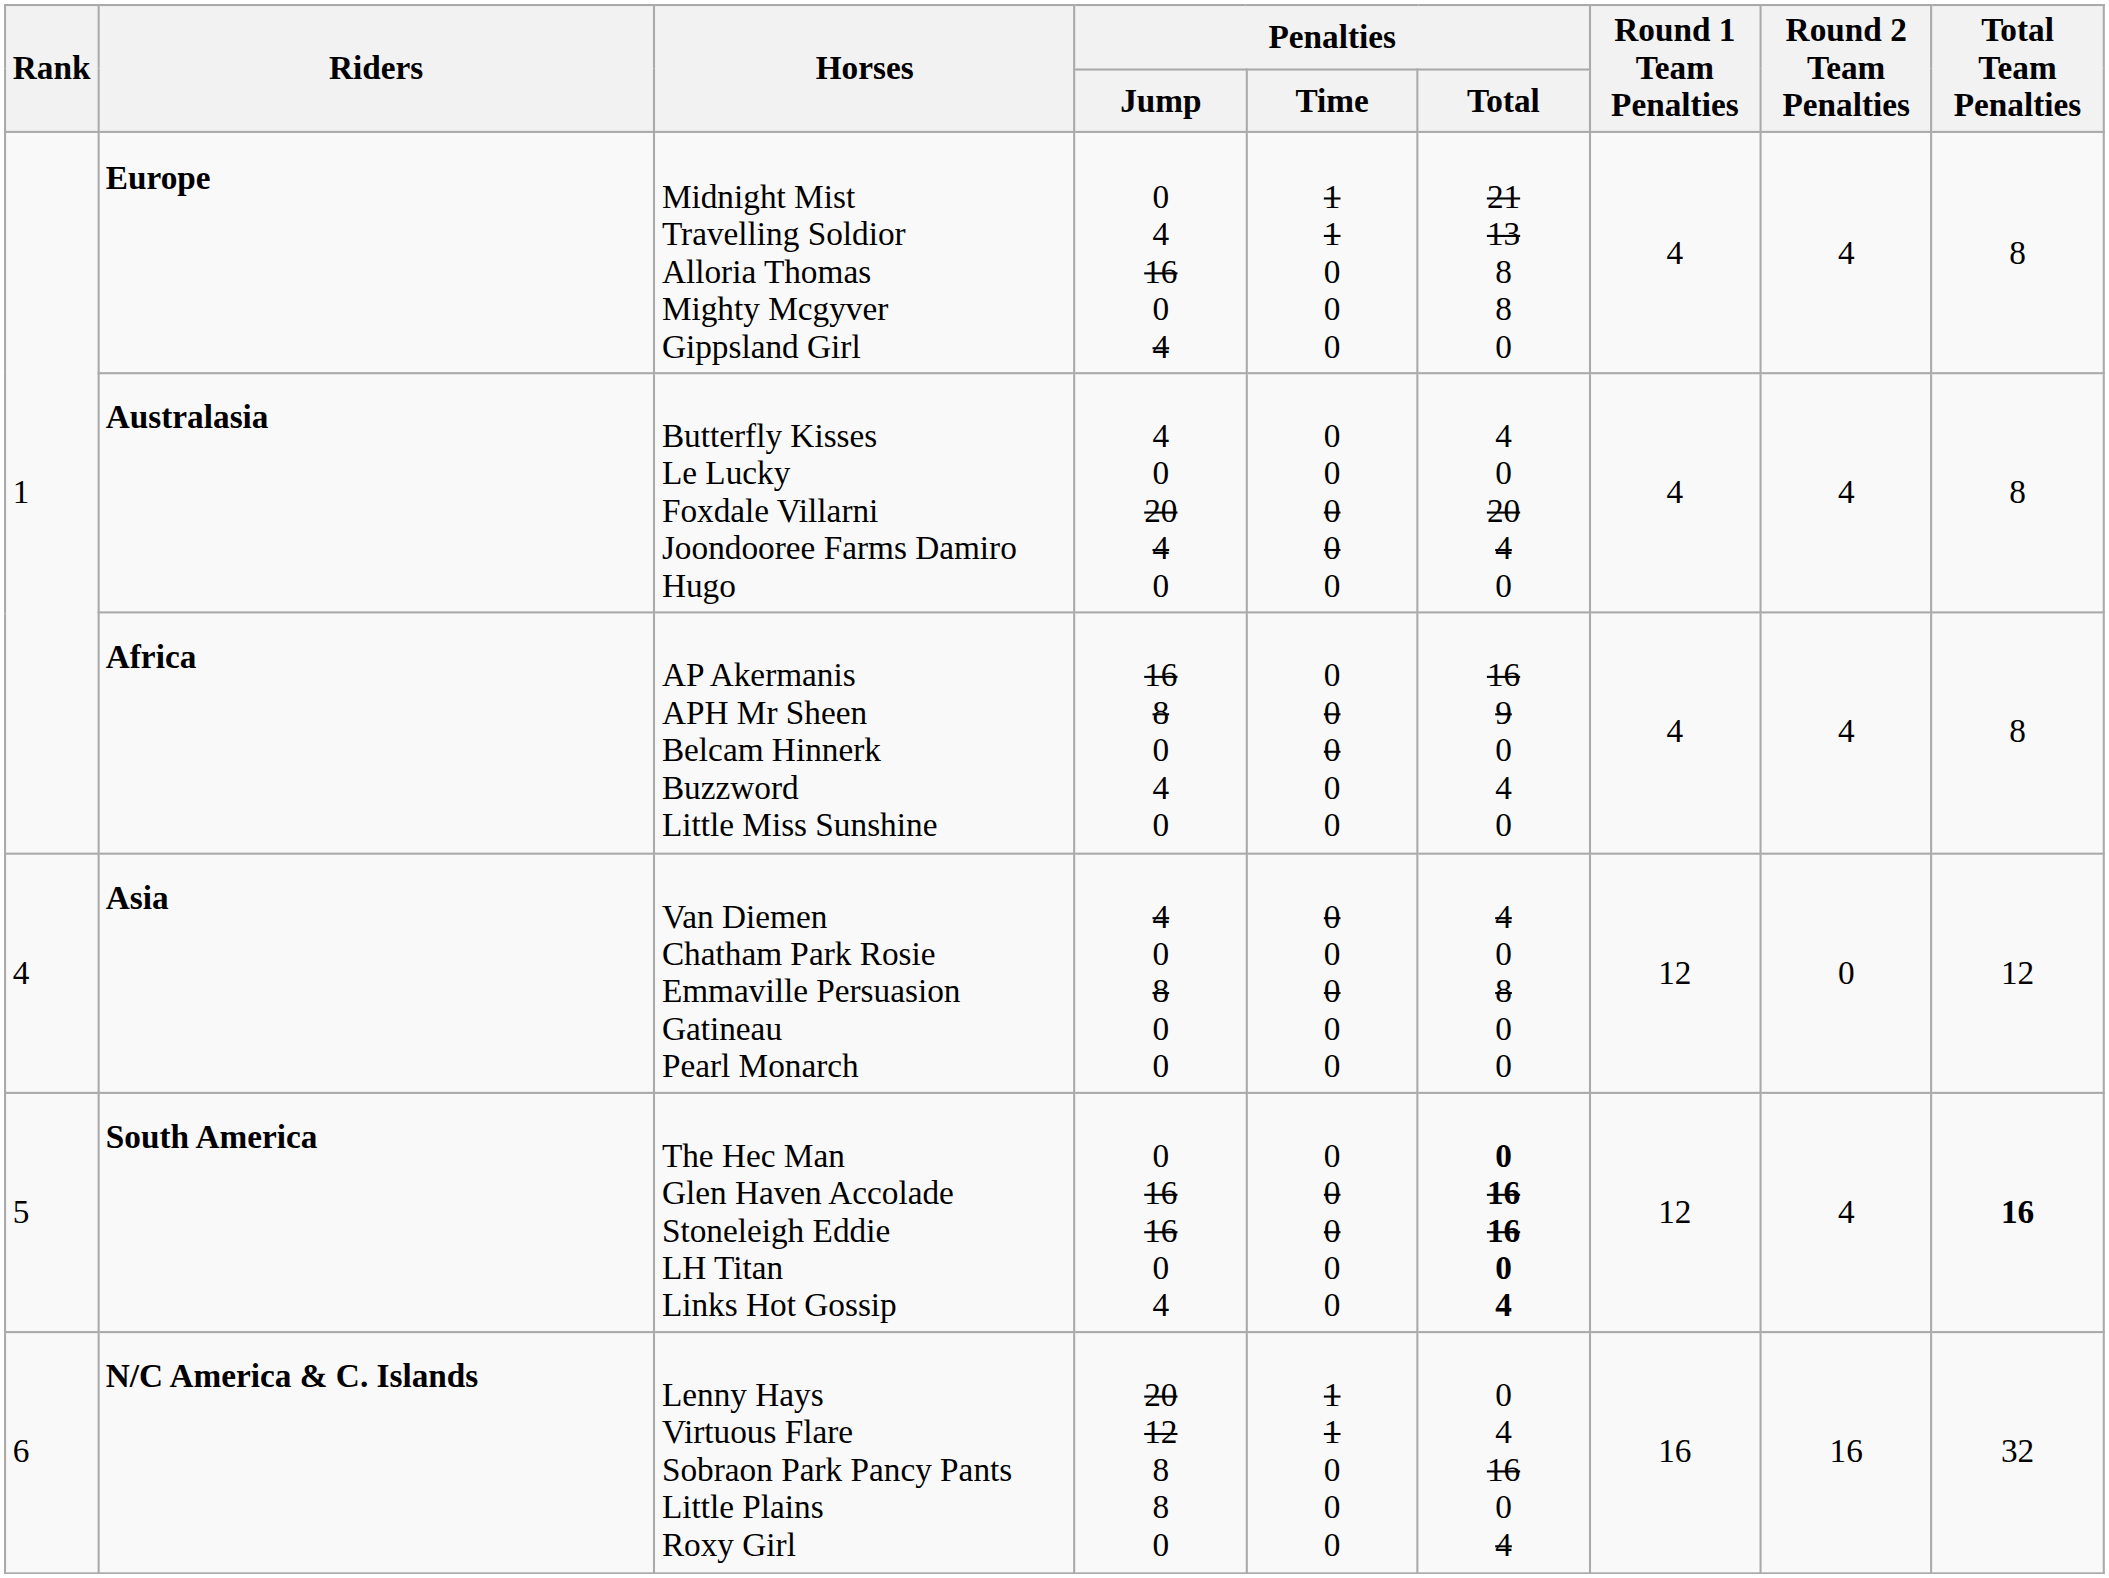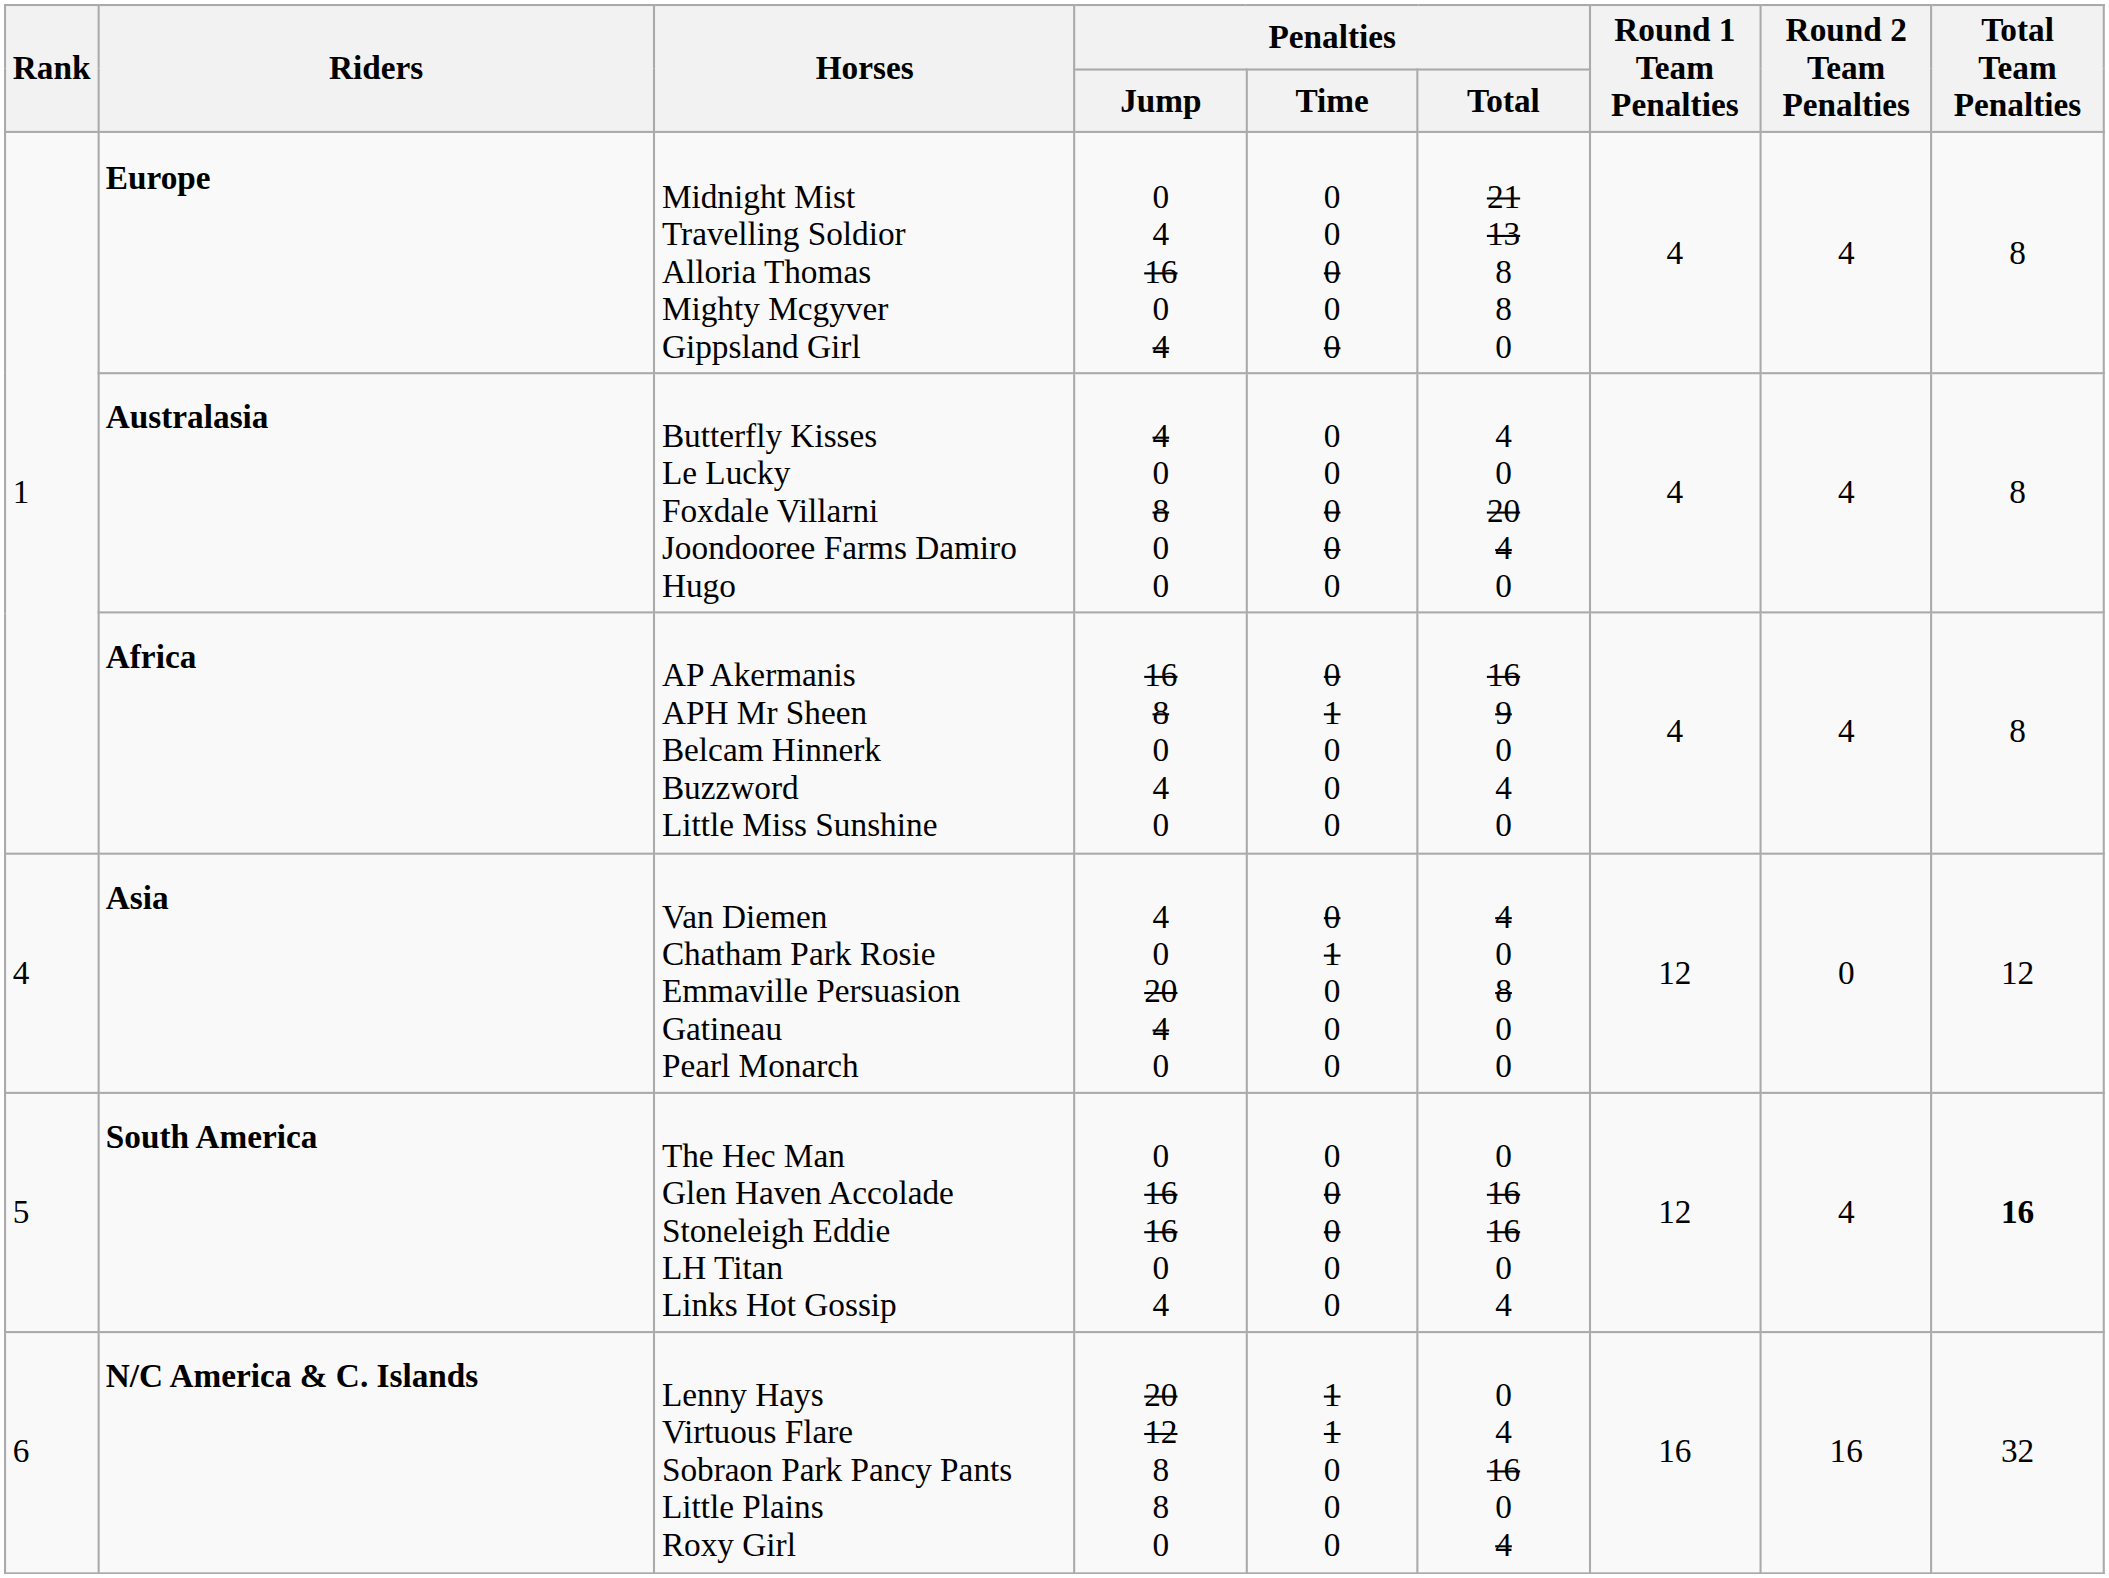(1332, 270) 1 1 0 0 0 -> (1332, 270) 0 0 0 0 0
(1161, 510) 4 0 20 4 0 -> (1161, 510) 4 0 8 0 0
(1332, 750) 0 0 0 0 0 -> (1332, 750) 0 1 0 0 0
(1161, 990) 4 0 8 0 0 -> (1161, 990) 4 0 20 4 0
(1332, 990) 0 0 0 0 0 -> (1332, 990) 0 1 0 0 0
(1504, 1230) bold -> (1504, 1230) normal
